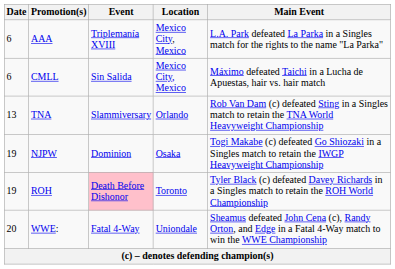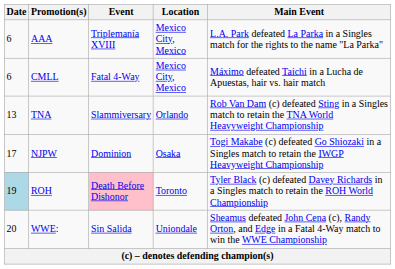(111, 77) Sin Salida -> (115, 77) Fatal 4-Way
(12, 153) 19 -> (12, 153) 17
(12, 191) no background -> (12, 191) lightblue background
(115, 229) Fatal 4-Way -> (111, 229) Sin Salida
